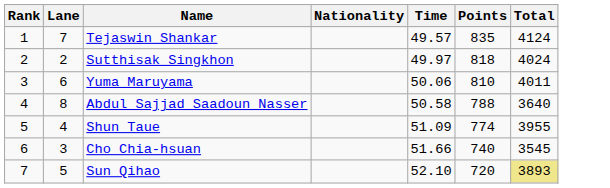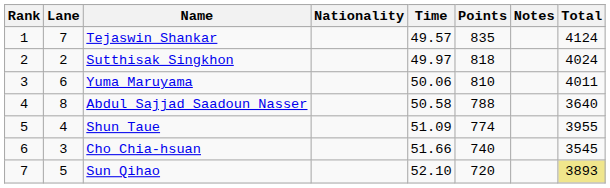+ column: (534, 16)
